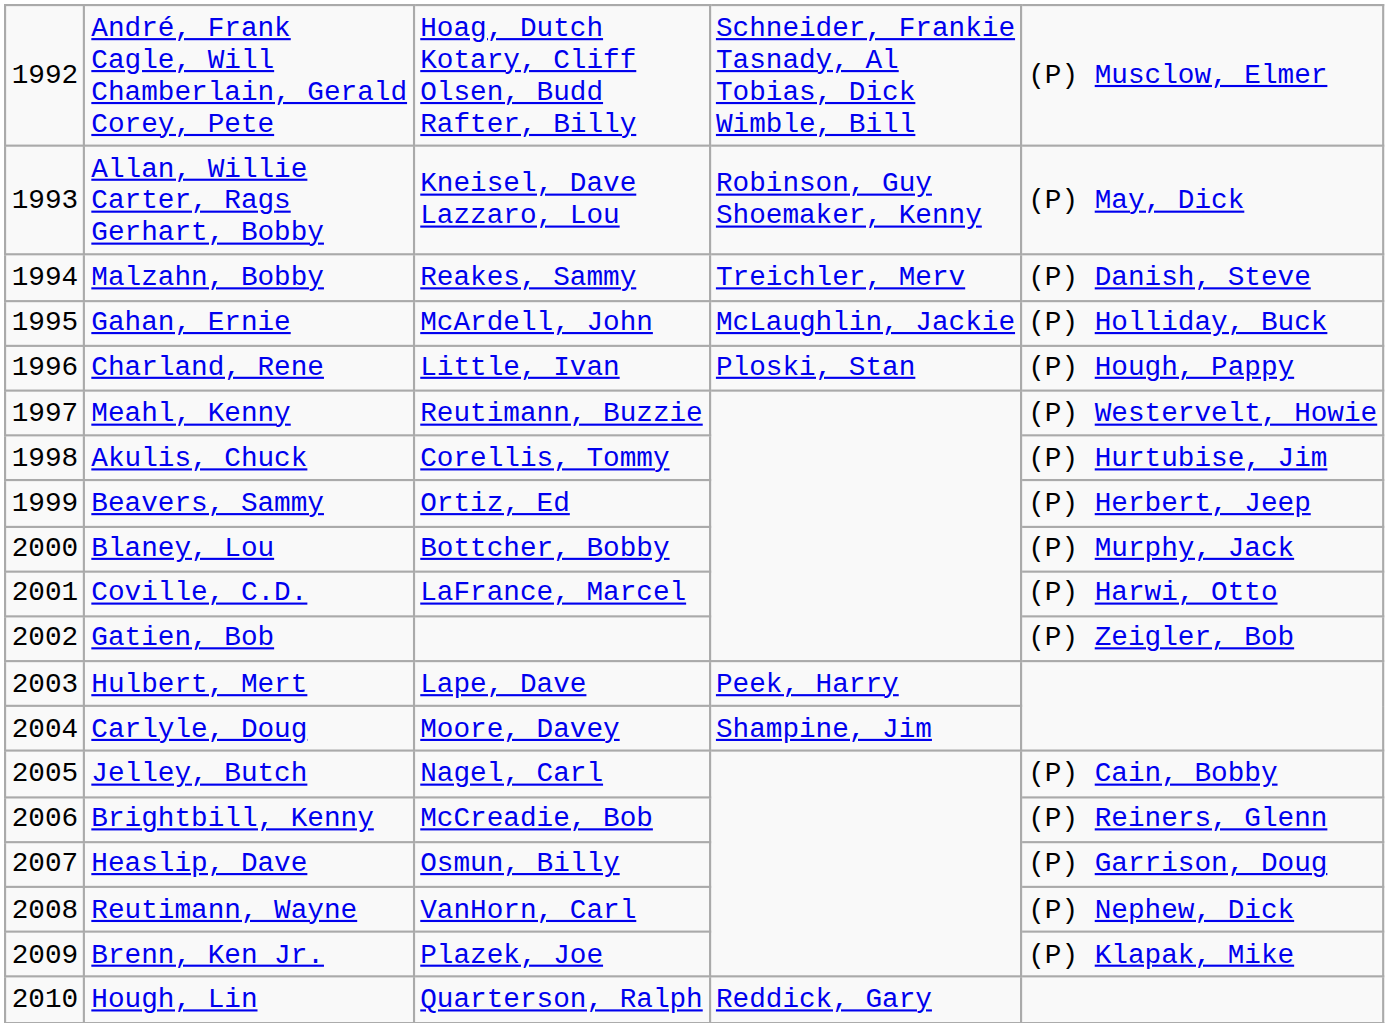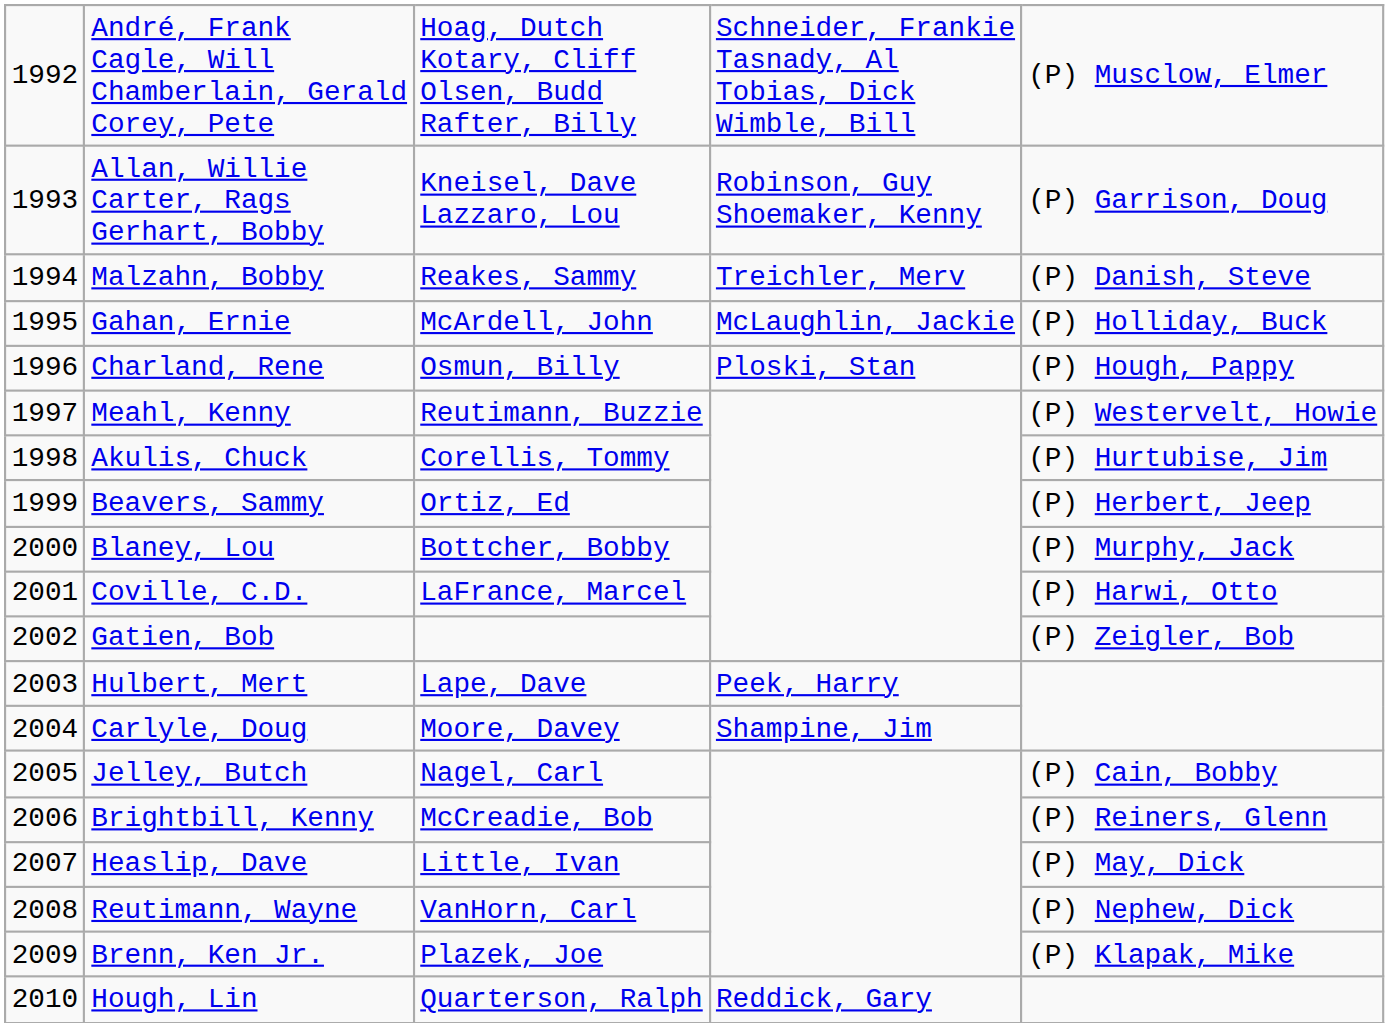(1136, 201) (P) May, Dick -> (1178, 201) (P) Garrison, Doug
(520, 368) Little, Ivan -> (520, 368) Osmun, Billy
(520, 864) Osmun, Billy -> (520, 864) Little, Ivan
(1178, 864) (P) Garrison, Doug -> (1136, 864) (P) May, Dick
